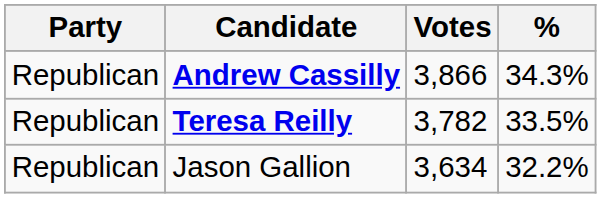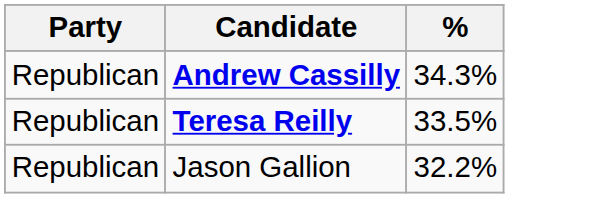- column: (453, 27)
